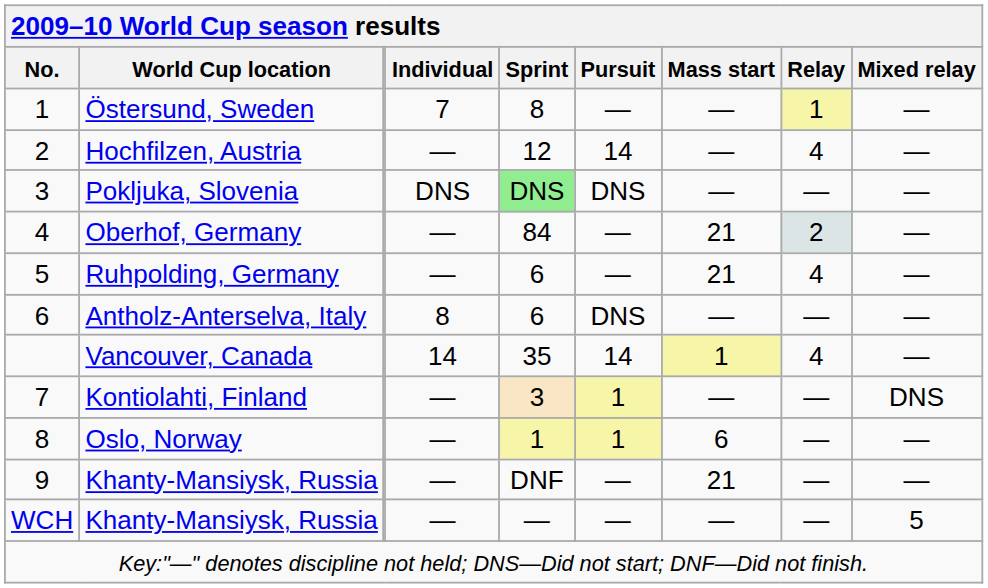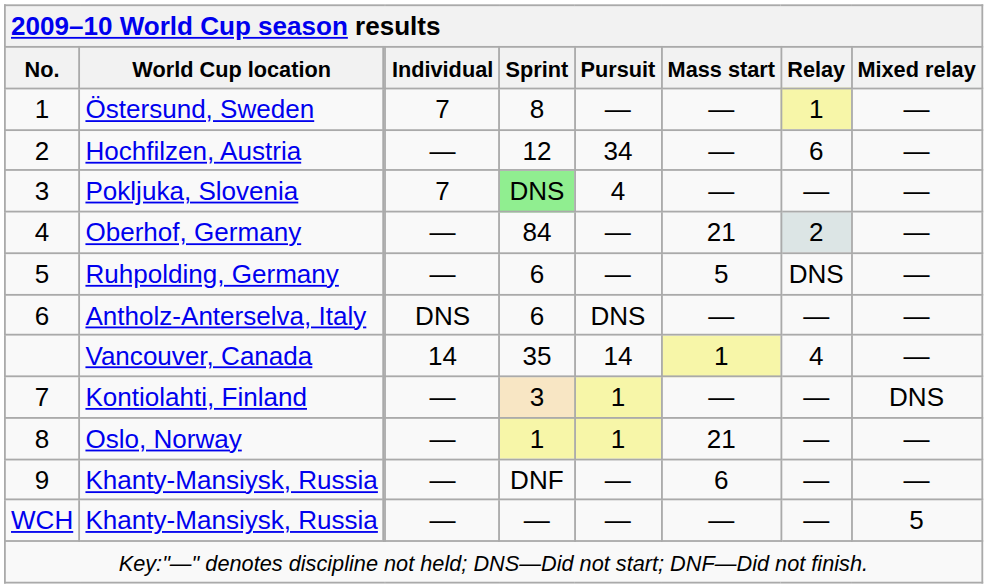(618, 150) 14 -> (618, 150) 34
(816, 150) 4 -> (816, 150) 6
(443, 191) DNS -> (443, 191) 7
(618, 191) DNS -> (618, 191) 4
(721, 274) 21 -> (721, 274) 5
(816, 274) 4 -> (816, 274) DNS
(443, 315) 8 -> (443, 315) DNS
(721, 438) 6 -> (721, 438) 21
(721, 479) 21 -> (721, 479) 6
